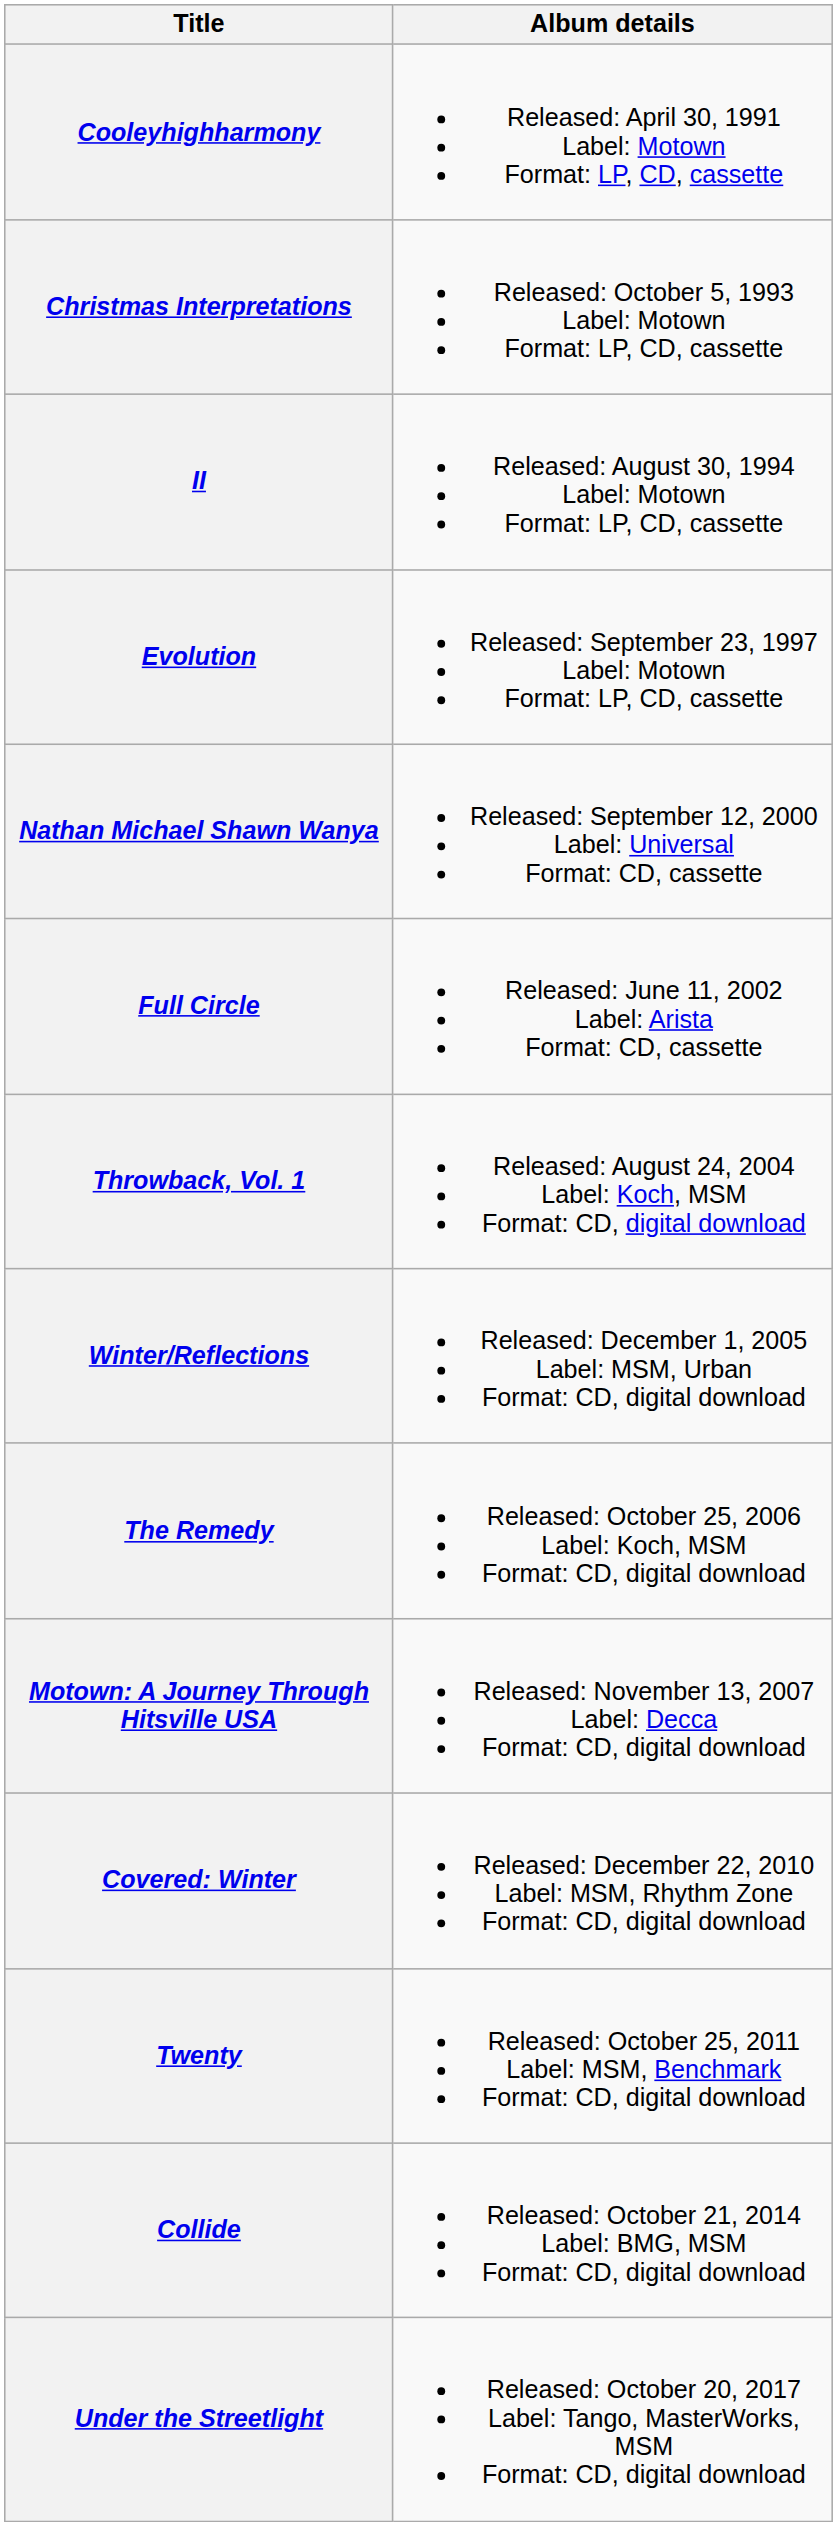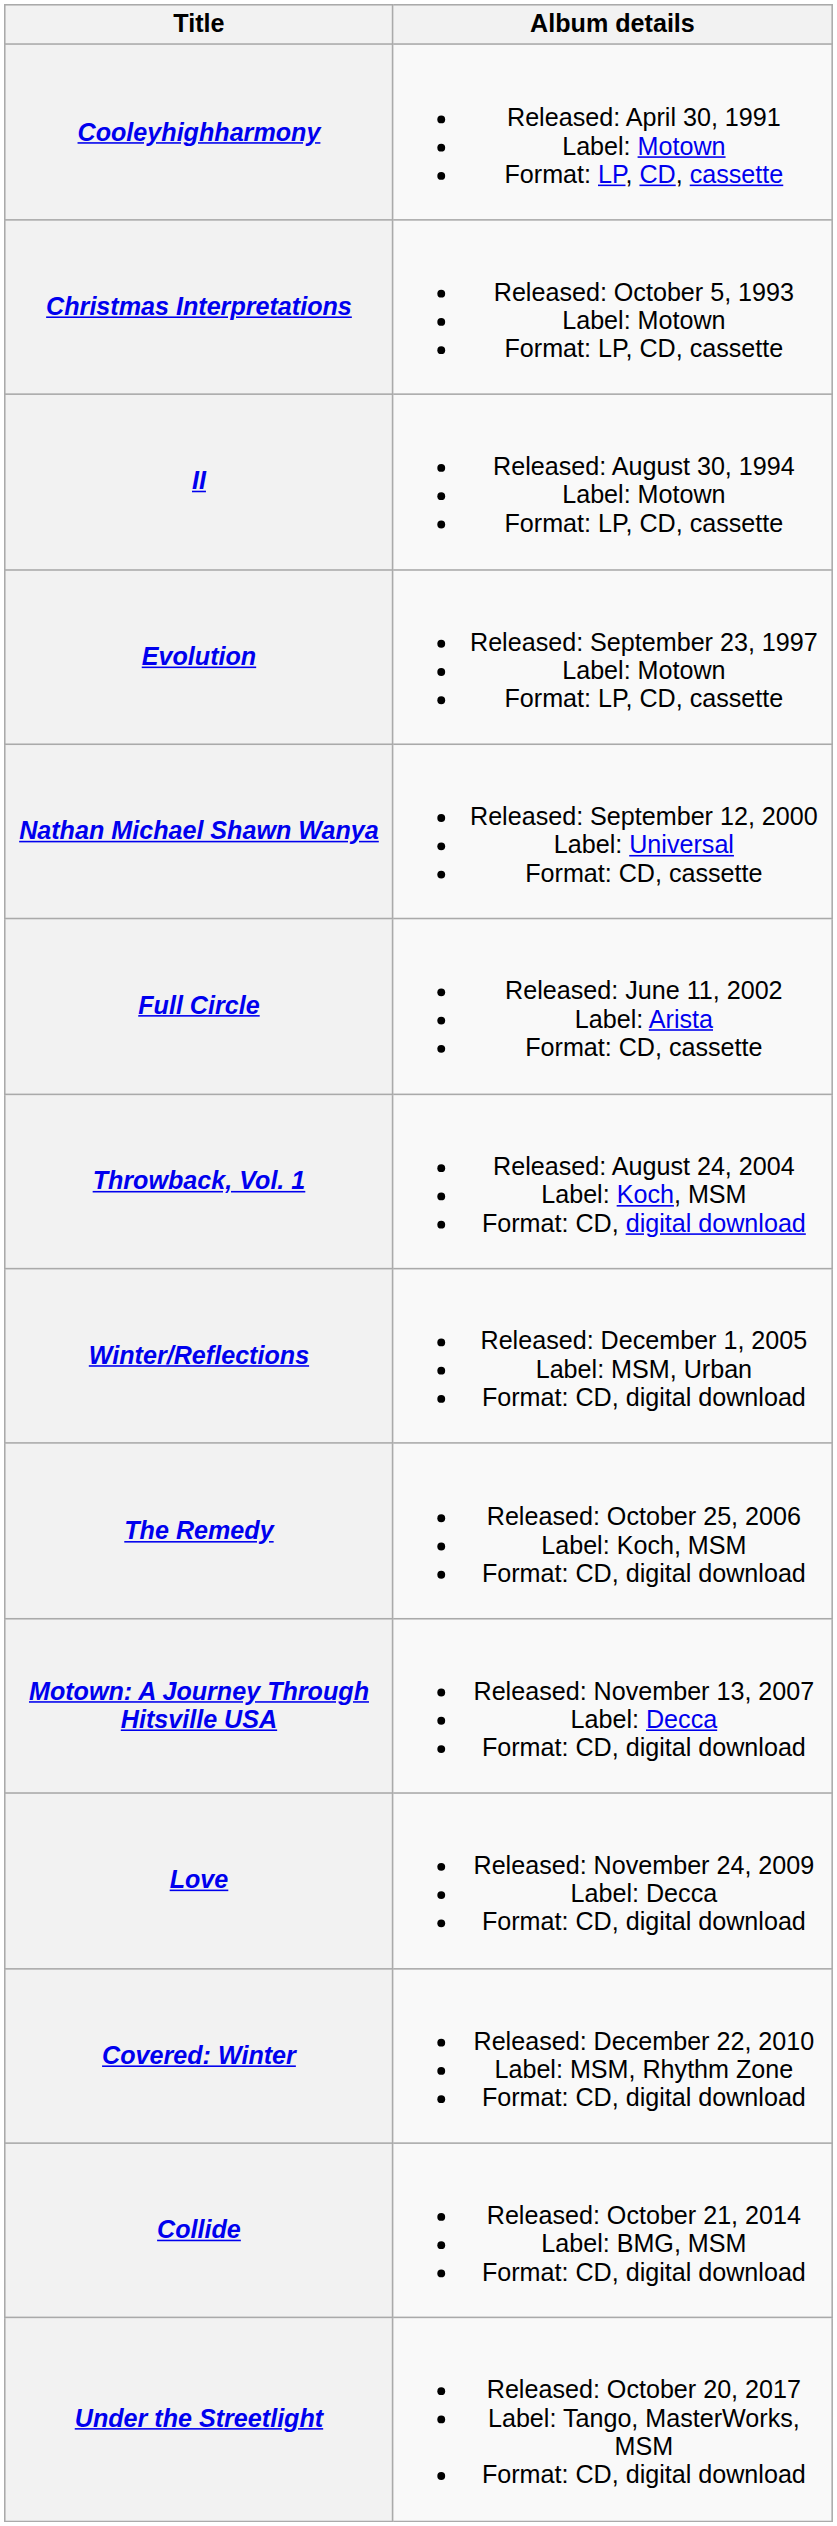+ row: (199, 1880)
- row: (199, 2055)
